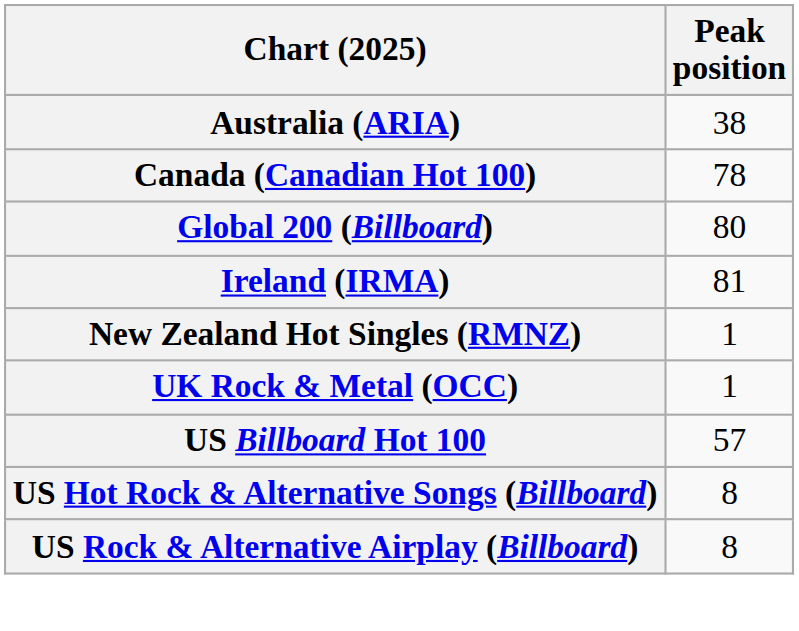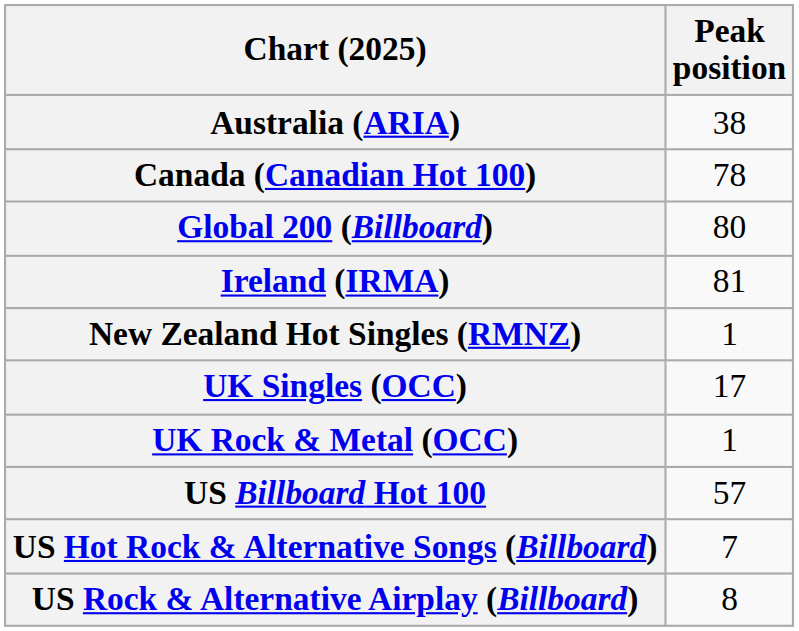+ row: (335, 386)
(730, 492) 8 -> (730, 545) 7
